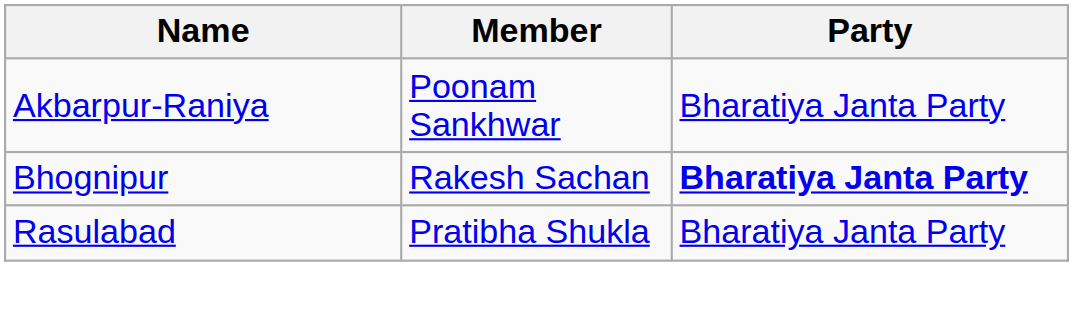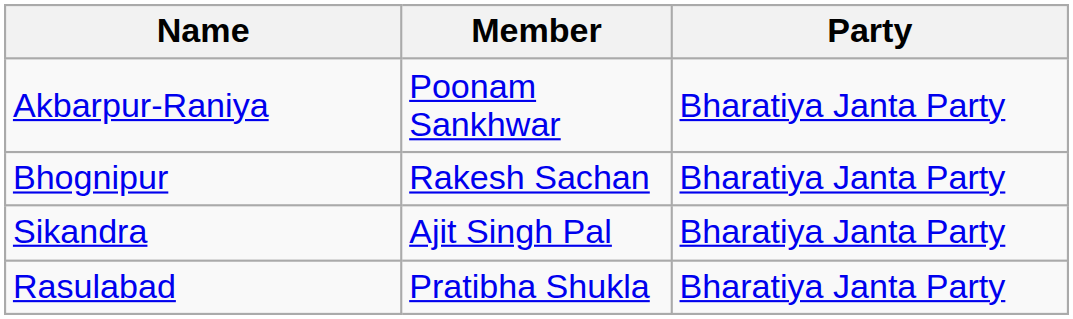(854, 177) bold -> (842, 177) normal
+ row: (80, 232)
